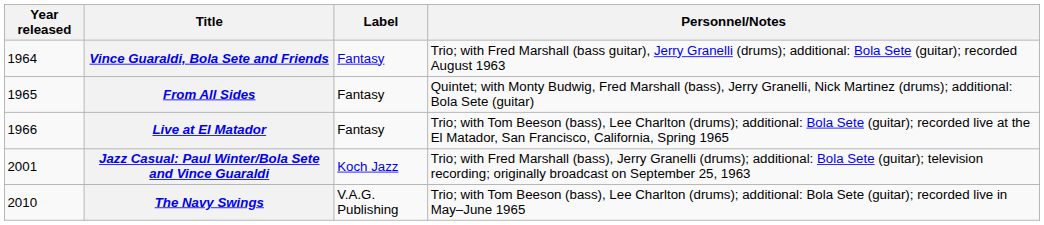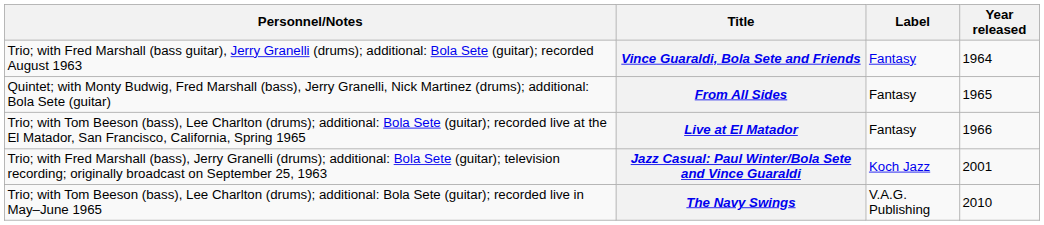columns swapped: (44, 22) <-> (734, 22)
